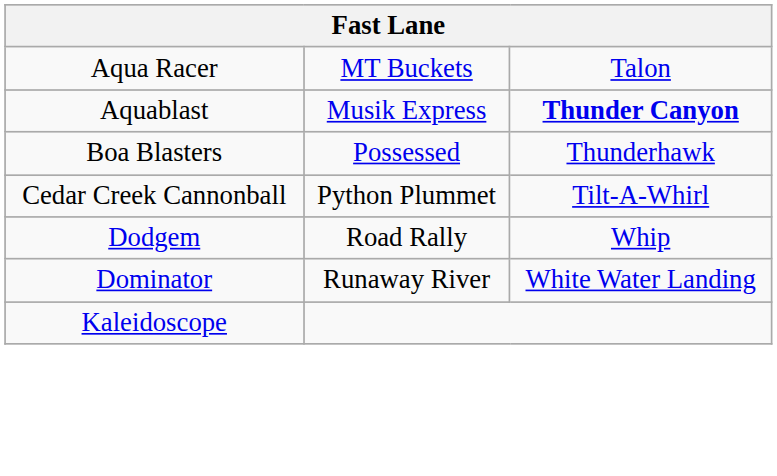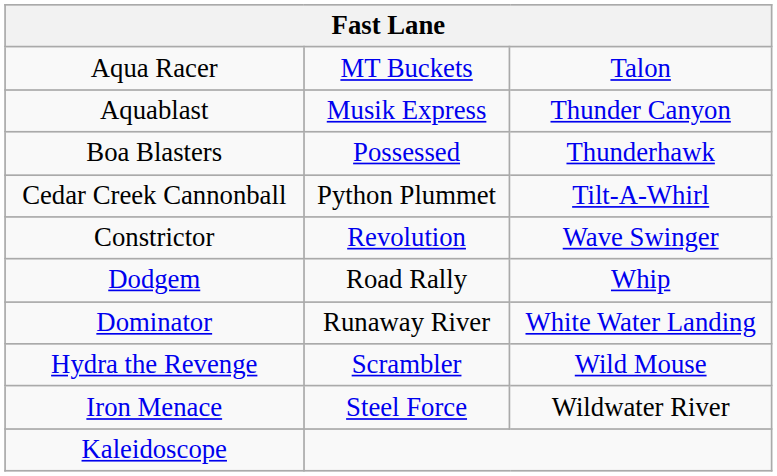(641, 110) bold -> (641, 110) normal
+ row: (154, 237)
+ row: (154, 364)
+ row: (154, 407)
